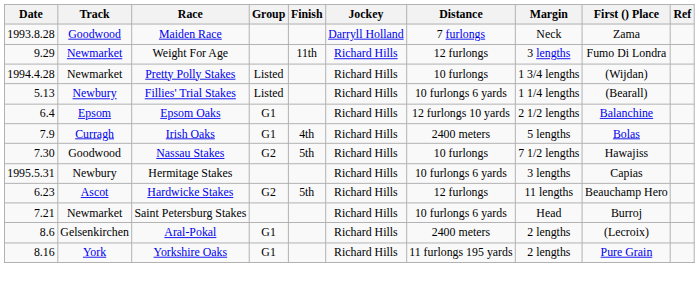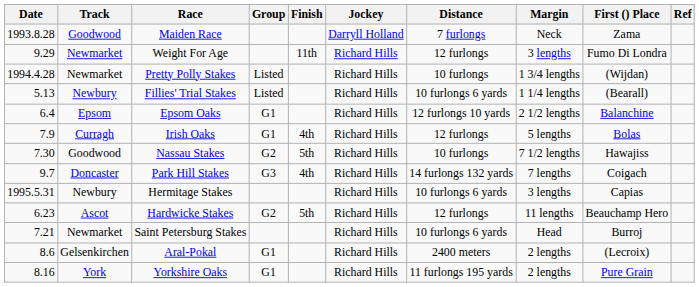(461, 133) 2400 meters -> (461, 133) 12 furlongs
+ row: (190, 173)
